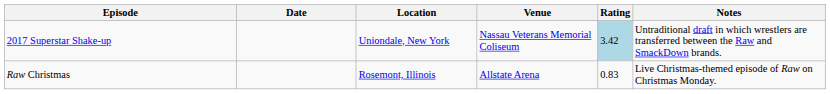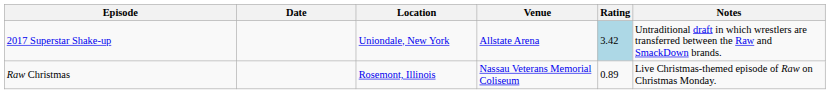(535, 40) Nassau Veterans Memorial Coliseum -> (509, 40) Allstate Arena
(509, 74) Allstate Arena -> (535, 74) Nassau Veterans Memorial Coliseum
(609, 74) 0.83 -> (609, 74) 0.89
